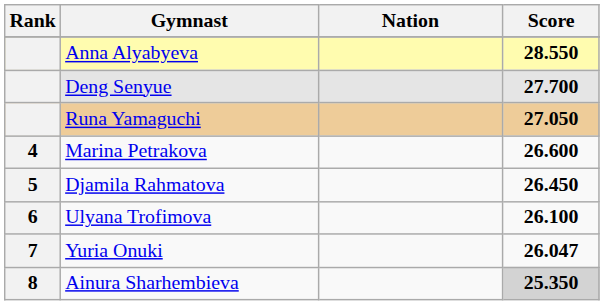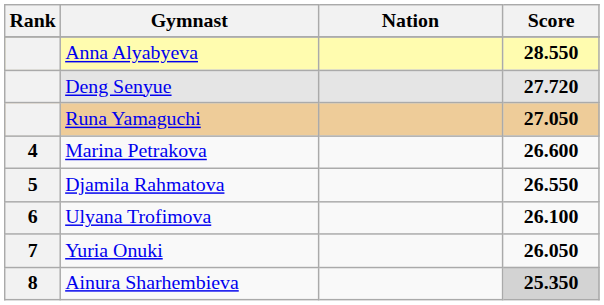(551, 85) 27.700 -> (551, 85) 27.720
(551, 184) 26.450 -> (551, 184) 26.550
(551, 249) 26.047 -> (551, 249) 26.050
